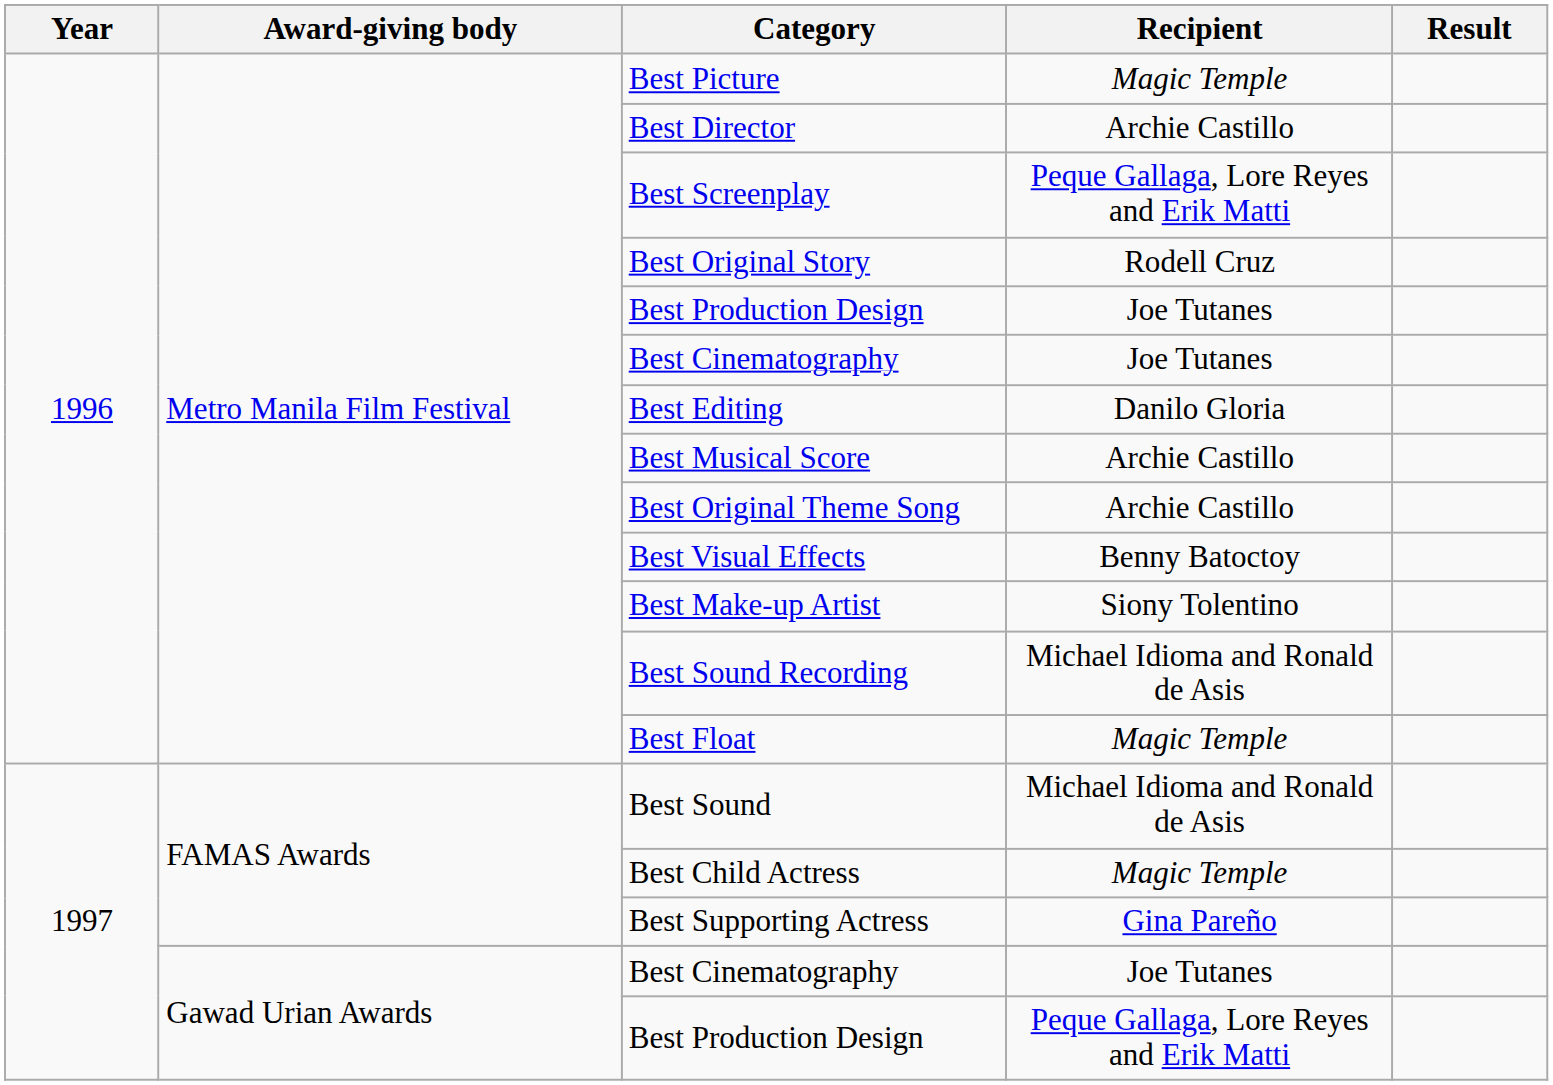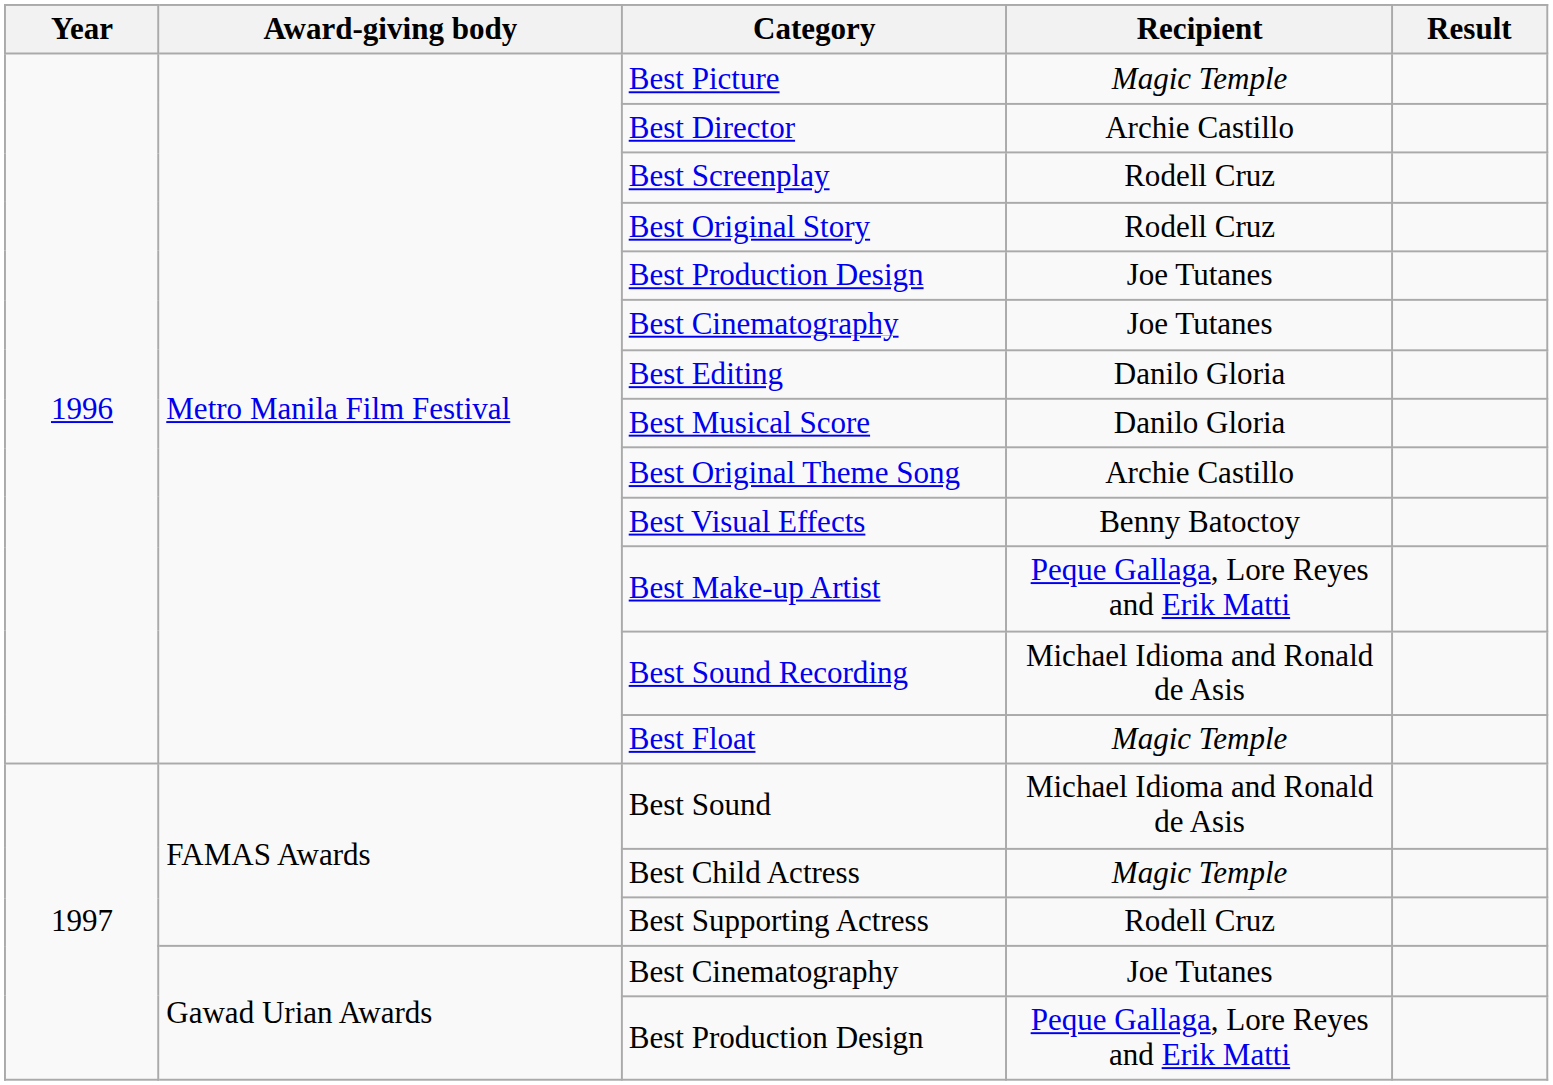(1200, 194) Peque Gallaga, Lore Reyes and Erik Matti -> (1200, 176) Rodell Cruz
(1200, 457) Archie Castillo -> (1200, 422) Danilo Gloria
(1200, 605) Siony Tolentino -> (1200, 588) Peque Gallaga, Lore Reyes and Erik Matti
(1200, 921) Gina Pareño -> (1200, 921) Rodell Cruz
